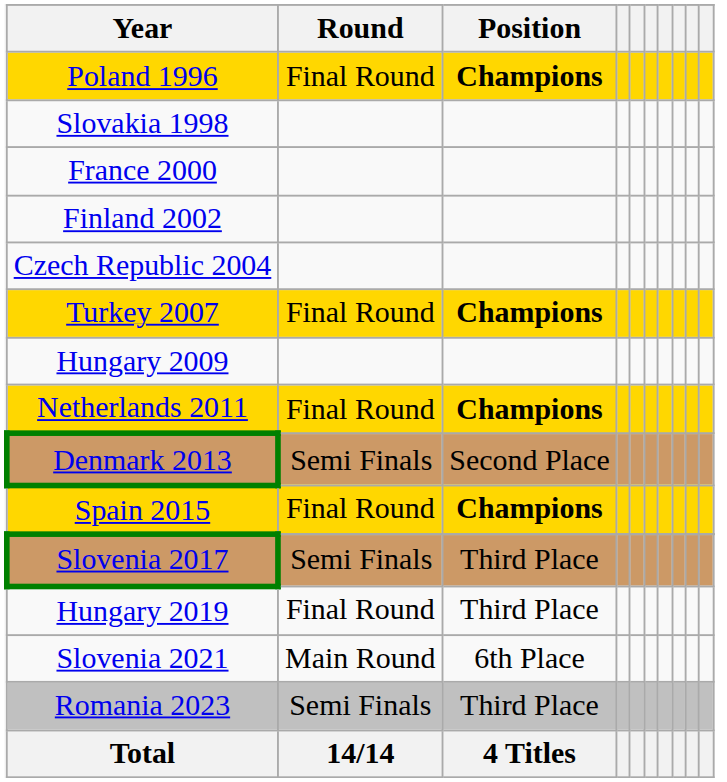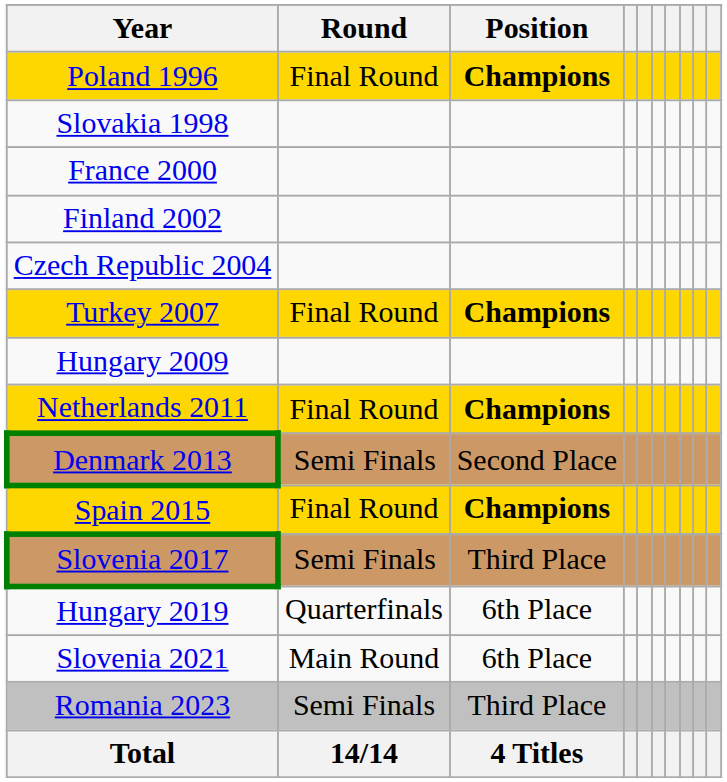(360, 609) Final Round -> (364, 609) Quarterfinals
(529, 609) Third Place -> (537, 609) 6th Place
